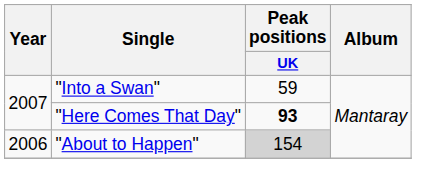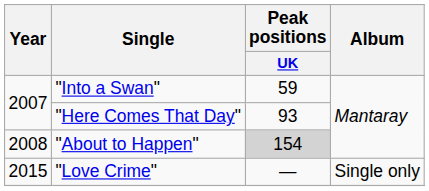(288, 116) bold -> (288, 116) normal
(28, 144) 2006 -> (28, 144) 2008
+ row: (106, 171)
